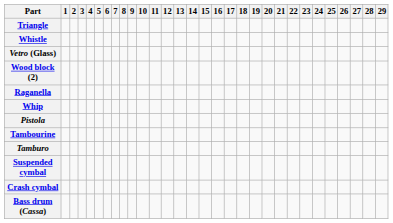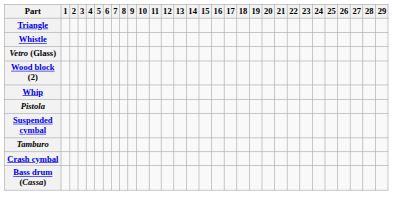- row: (33, 91)
- row: (33, 134)
rows swapped: (33, 148) <-> (33, 167)
